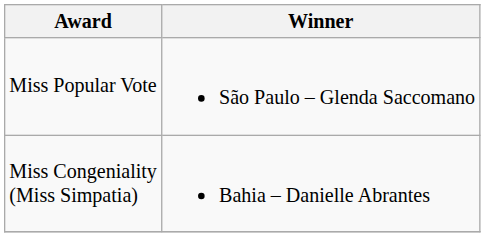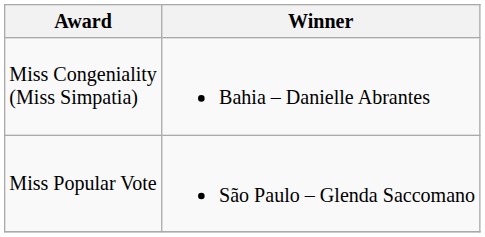rows swapped: (83, 183) <-> (83, 86)
